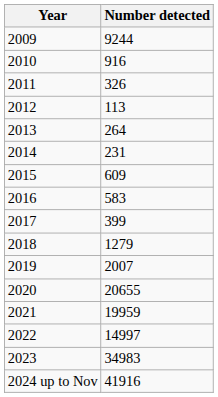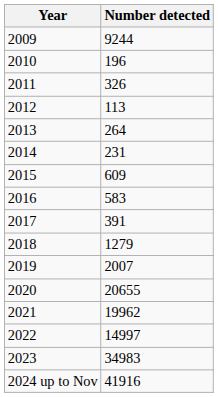(115, 61) 916 -> (115, 61) 196
(115, 221) 399 -> (115, 221) 391
(122, 312) 19959 -> (122, 312) 19962
